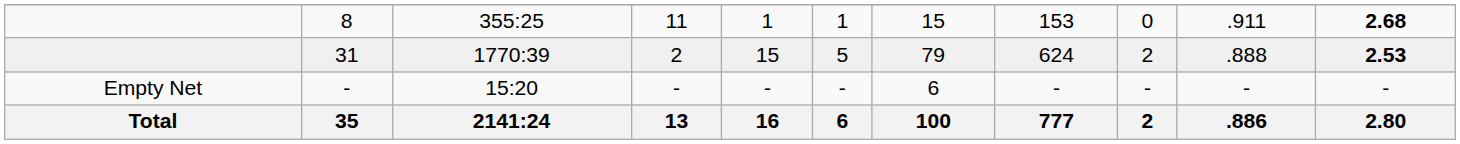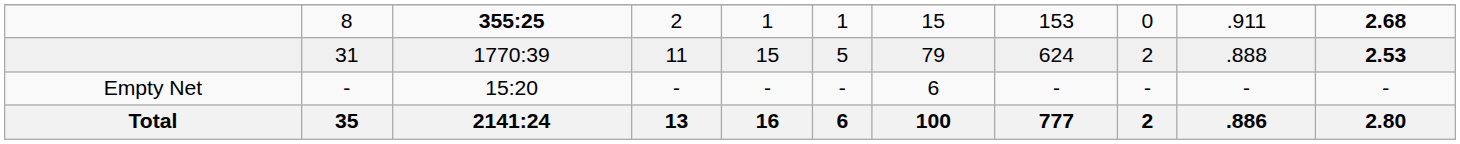(512, 21) normal -> (512, 21) bold
(676, 21) 11 -> (676, 21) 2
(676, 54) 2 -> (676, 54) 11
